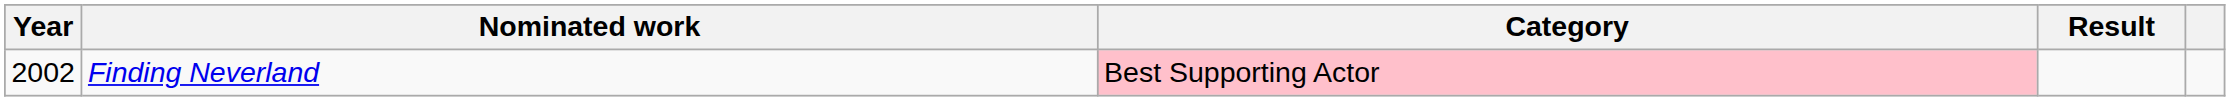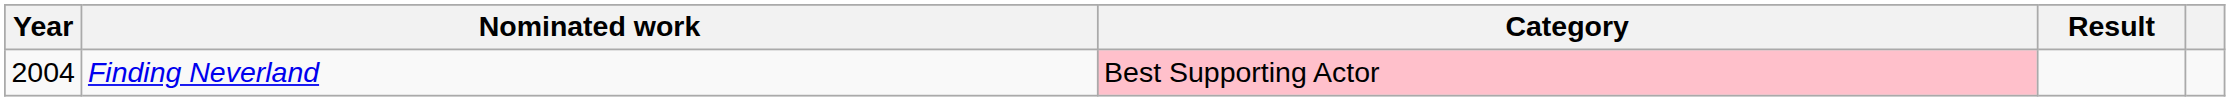(43, 72) 2002 -> (43, 72) 2004
